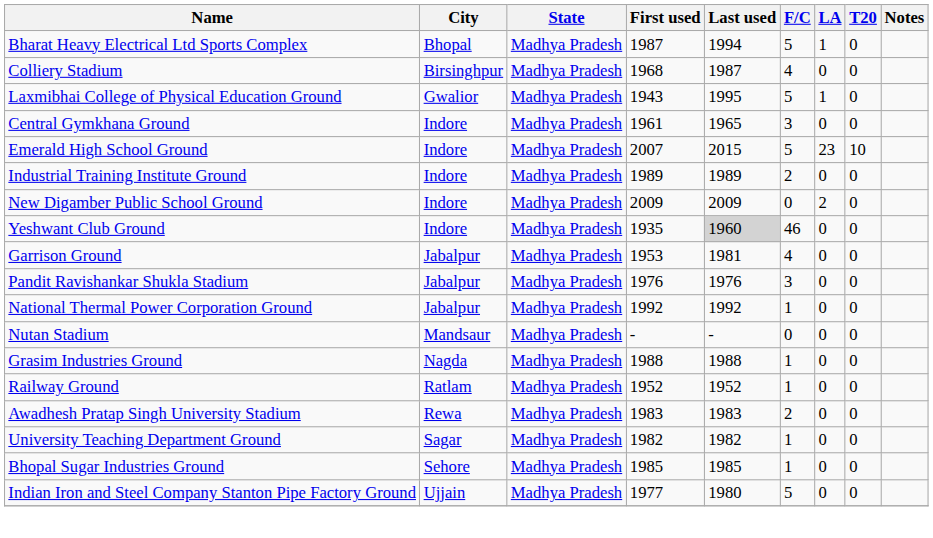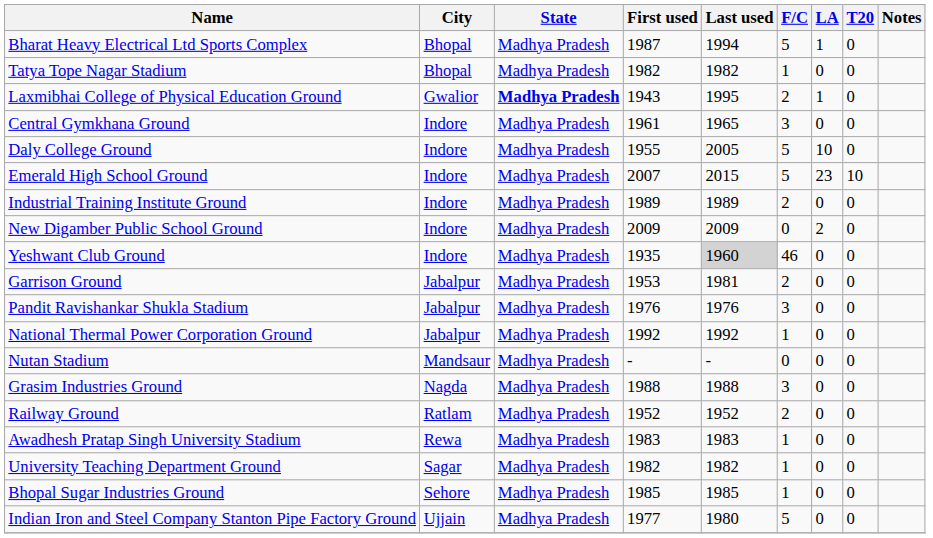+ row: (97, 70)
- row: (65, 70)
(567, 96) normal -> (559, 96) bold
(788, 96) 5 -> (785, 96) 2
+ row: (80, 149)
(788, 255) 4 -> (785, 281) 2
(788, 360) 1 -> (785, 387) 3
(788, 387) 1 -> (785, 413) 2
(788, 413) 2 -> (785, 439) 1
